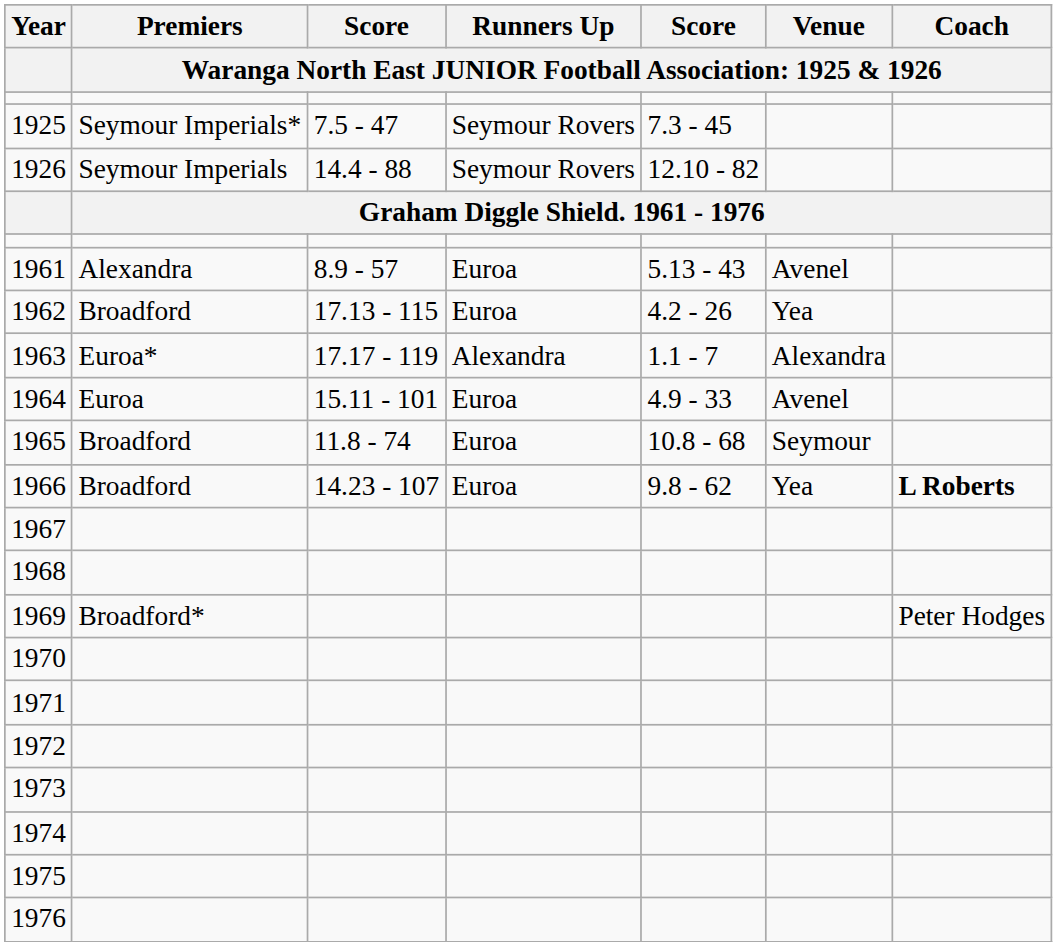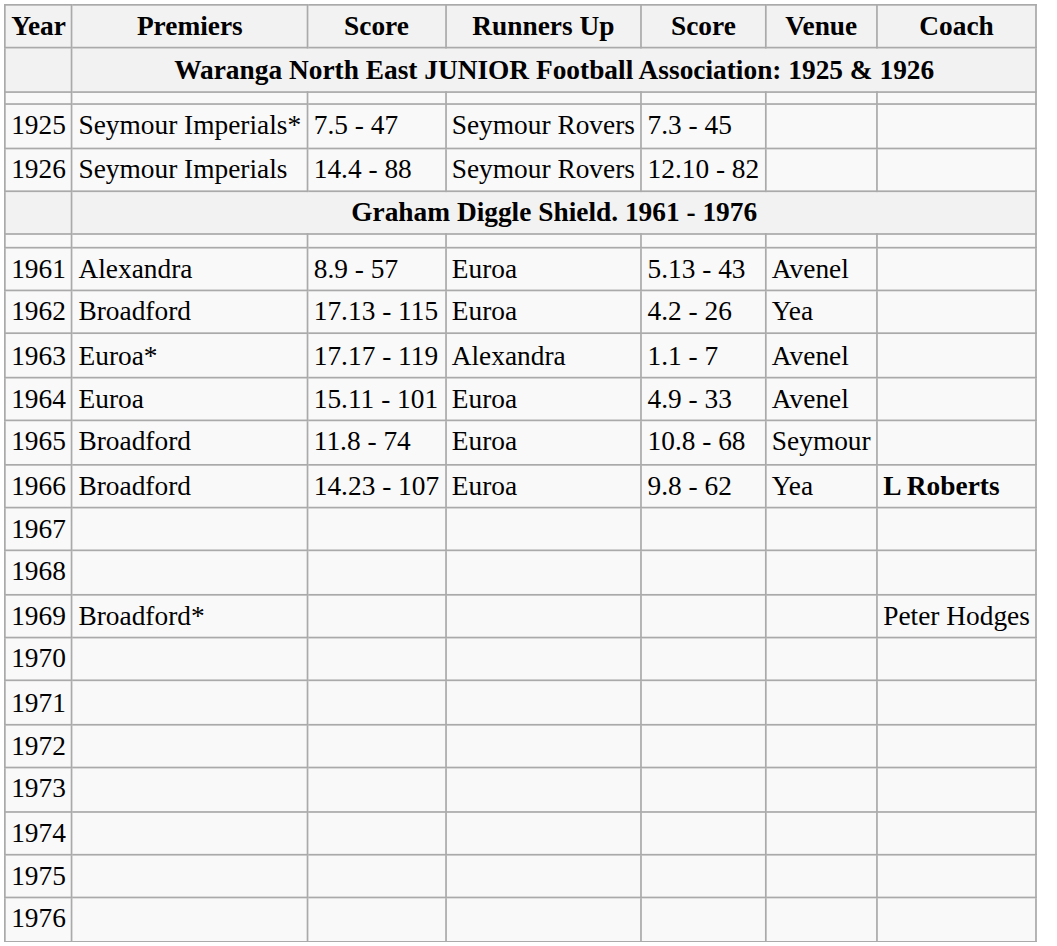(829, 355) Alexandra -> (810, 355) Avenel
